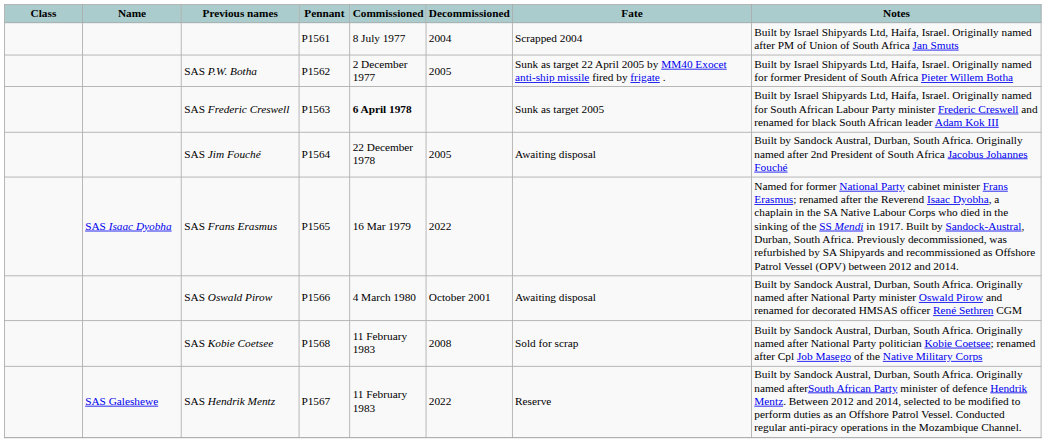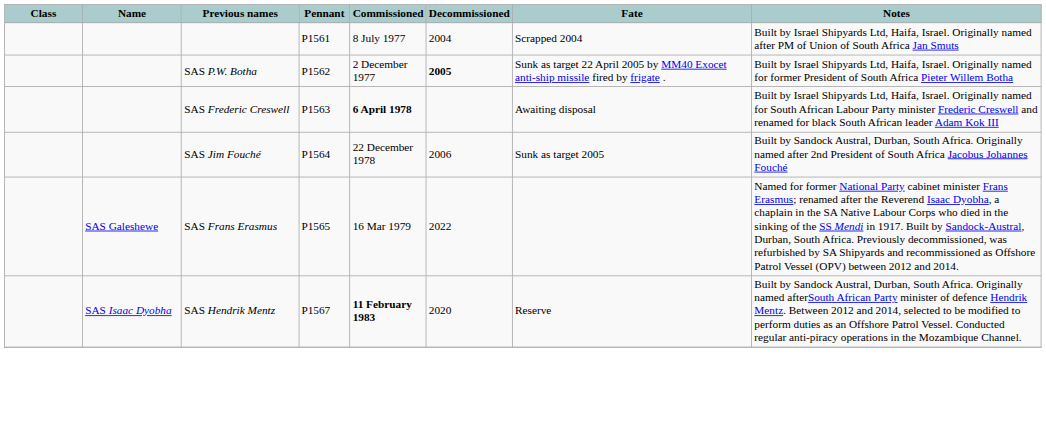(440, 70) normal -> (440, 70) bold
(560, 109) Sunk as target 2005 -> (555, 109) Awaiting disposal
(440, 154) 2005 -> (440, 154) 2006
(555, 154) Awaiting disposal -> (560, 154) Sunk as target 2005
(128, 226) SAS Isaac Dyobha -> (122, 226) SAS Galeshewe
- row: (228, 297)
- row: (229, 342)
(122, 401) SAS Galeshewe -> (128, 311) SAS Isaac Dyobha
(380, 401) normal -> (382, 311) bold
(440, 401) 2022 -> (440, 311) 2020
